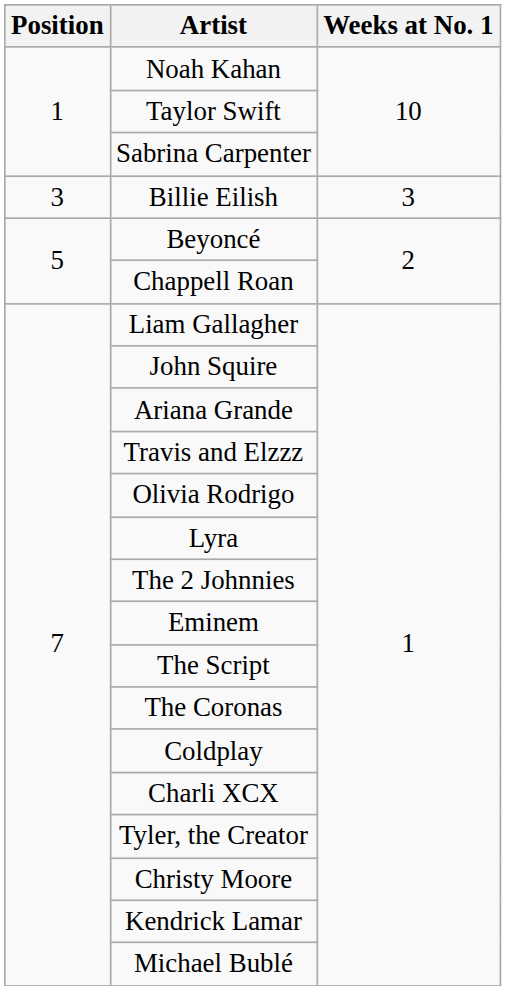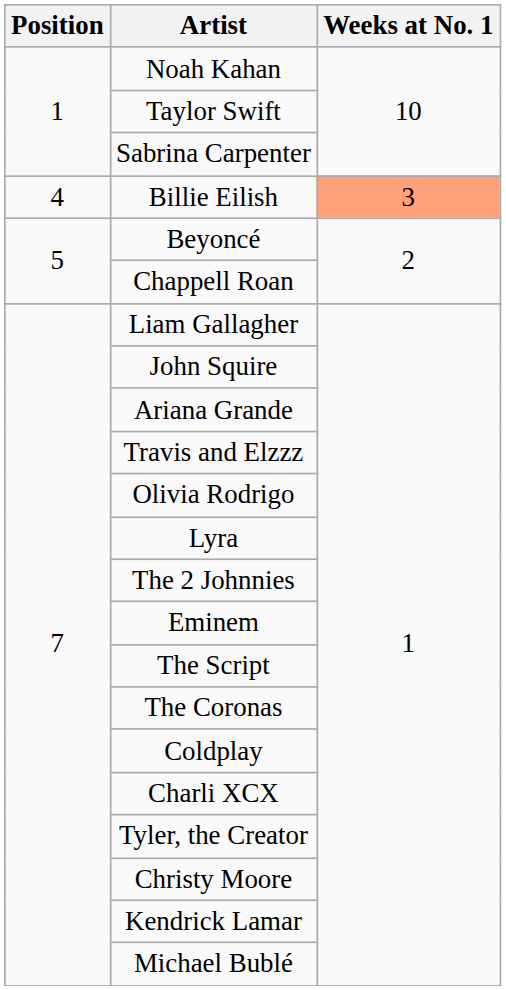(57, 196) 3 -> (57, 196) 4
(408, 196) no background -> (408, 196) lightsalmon background
